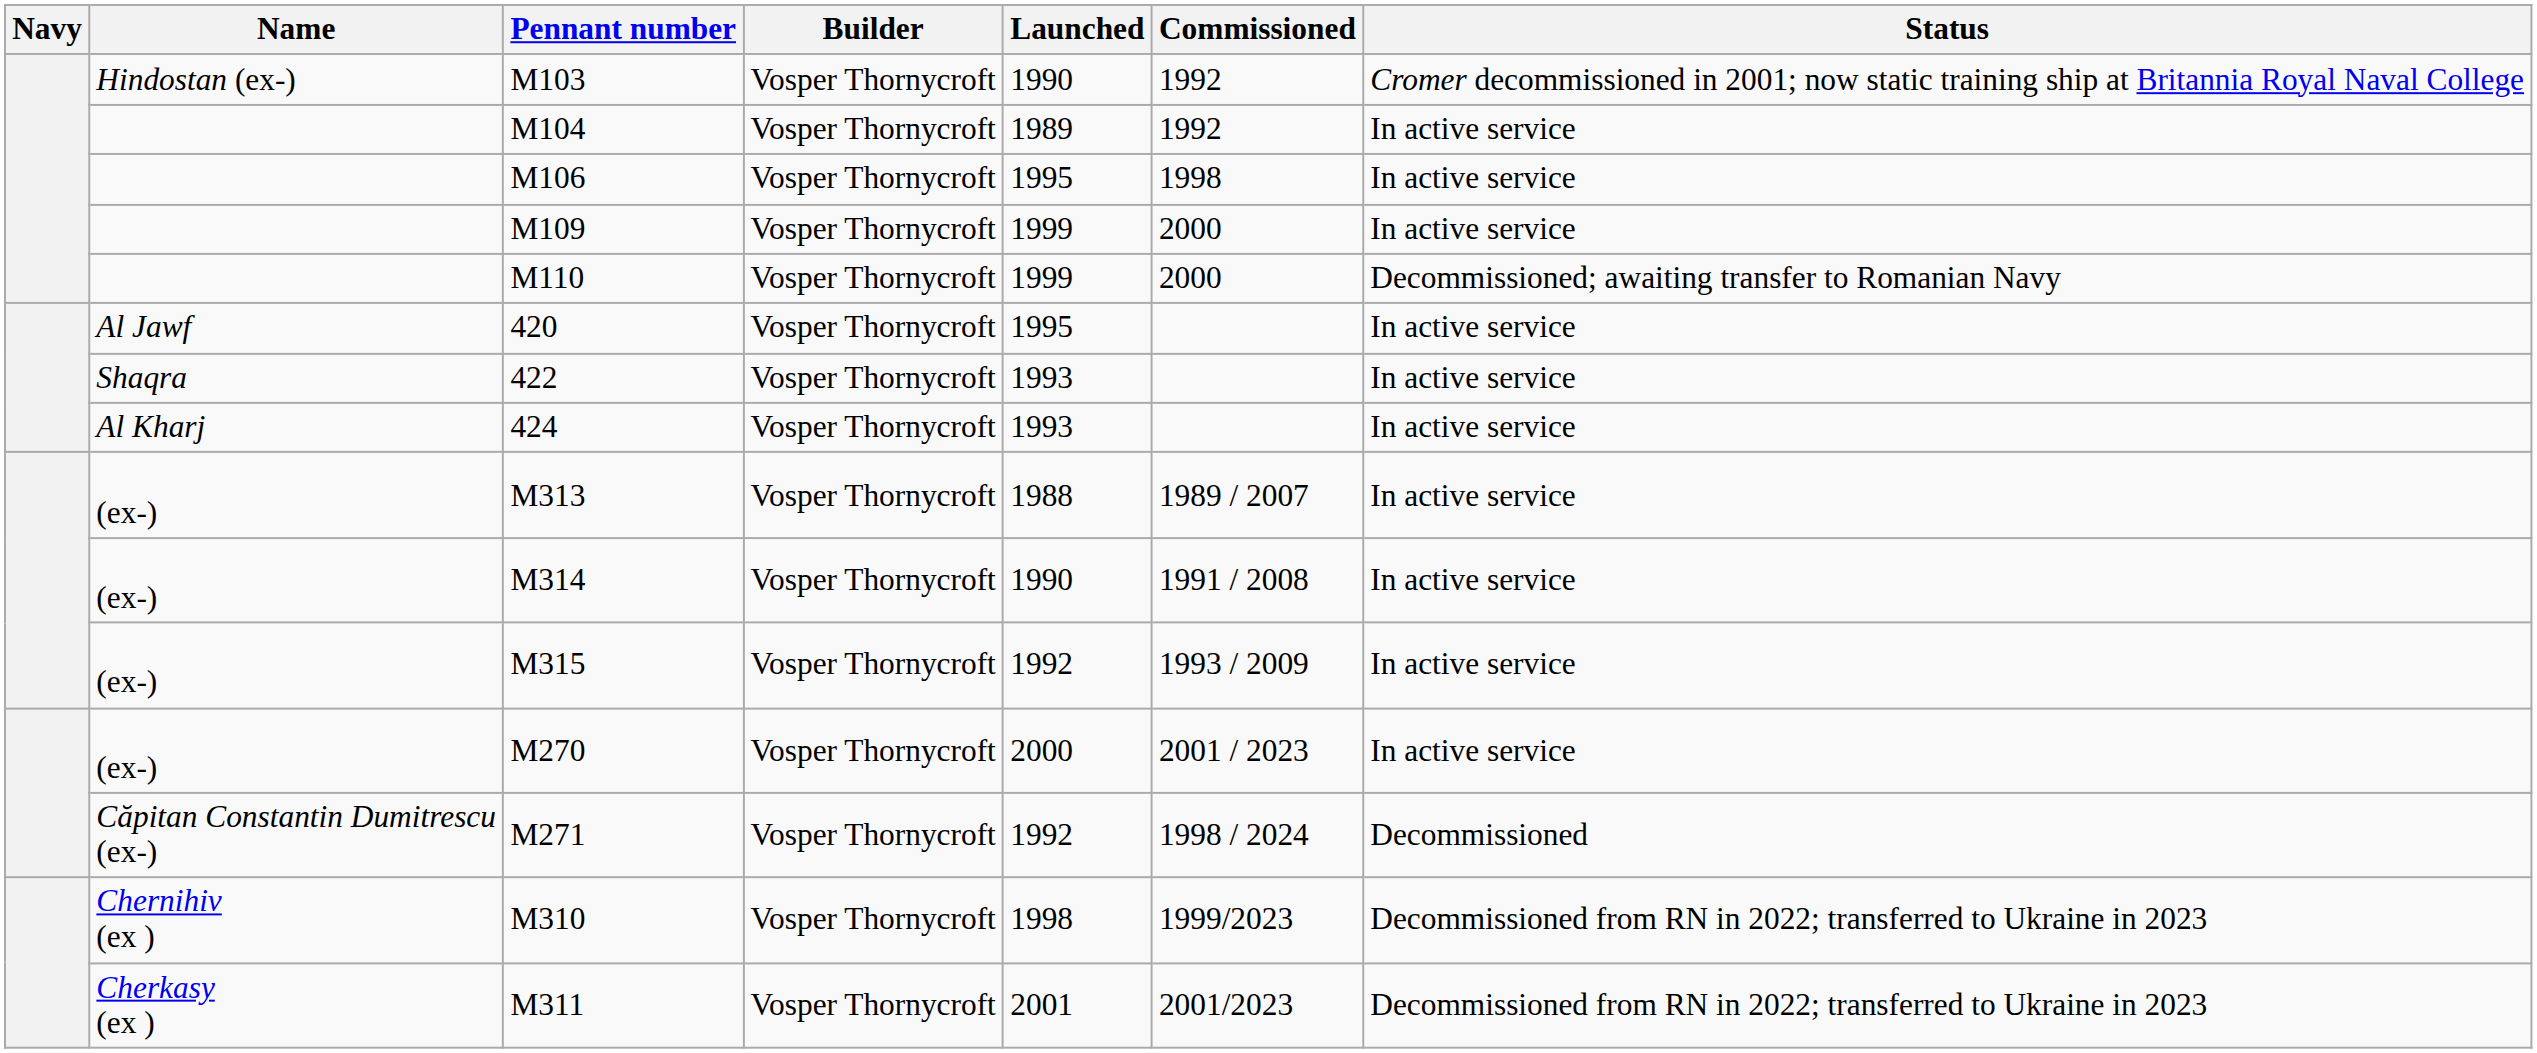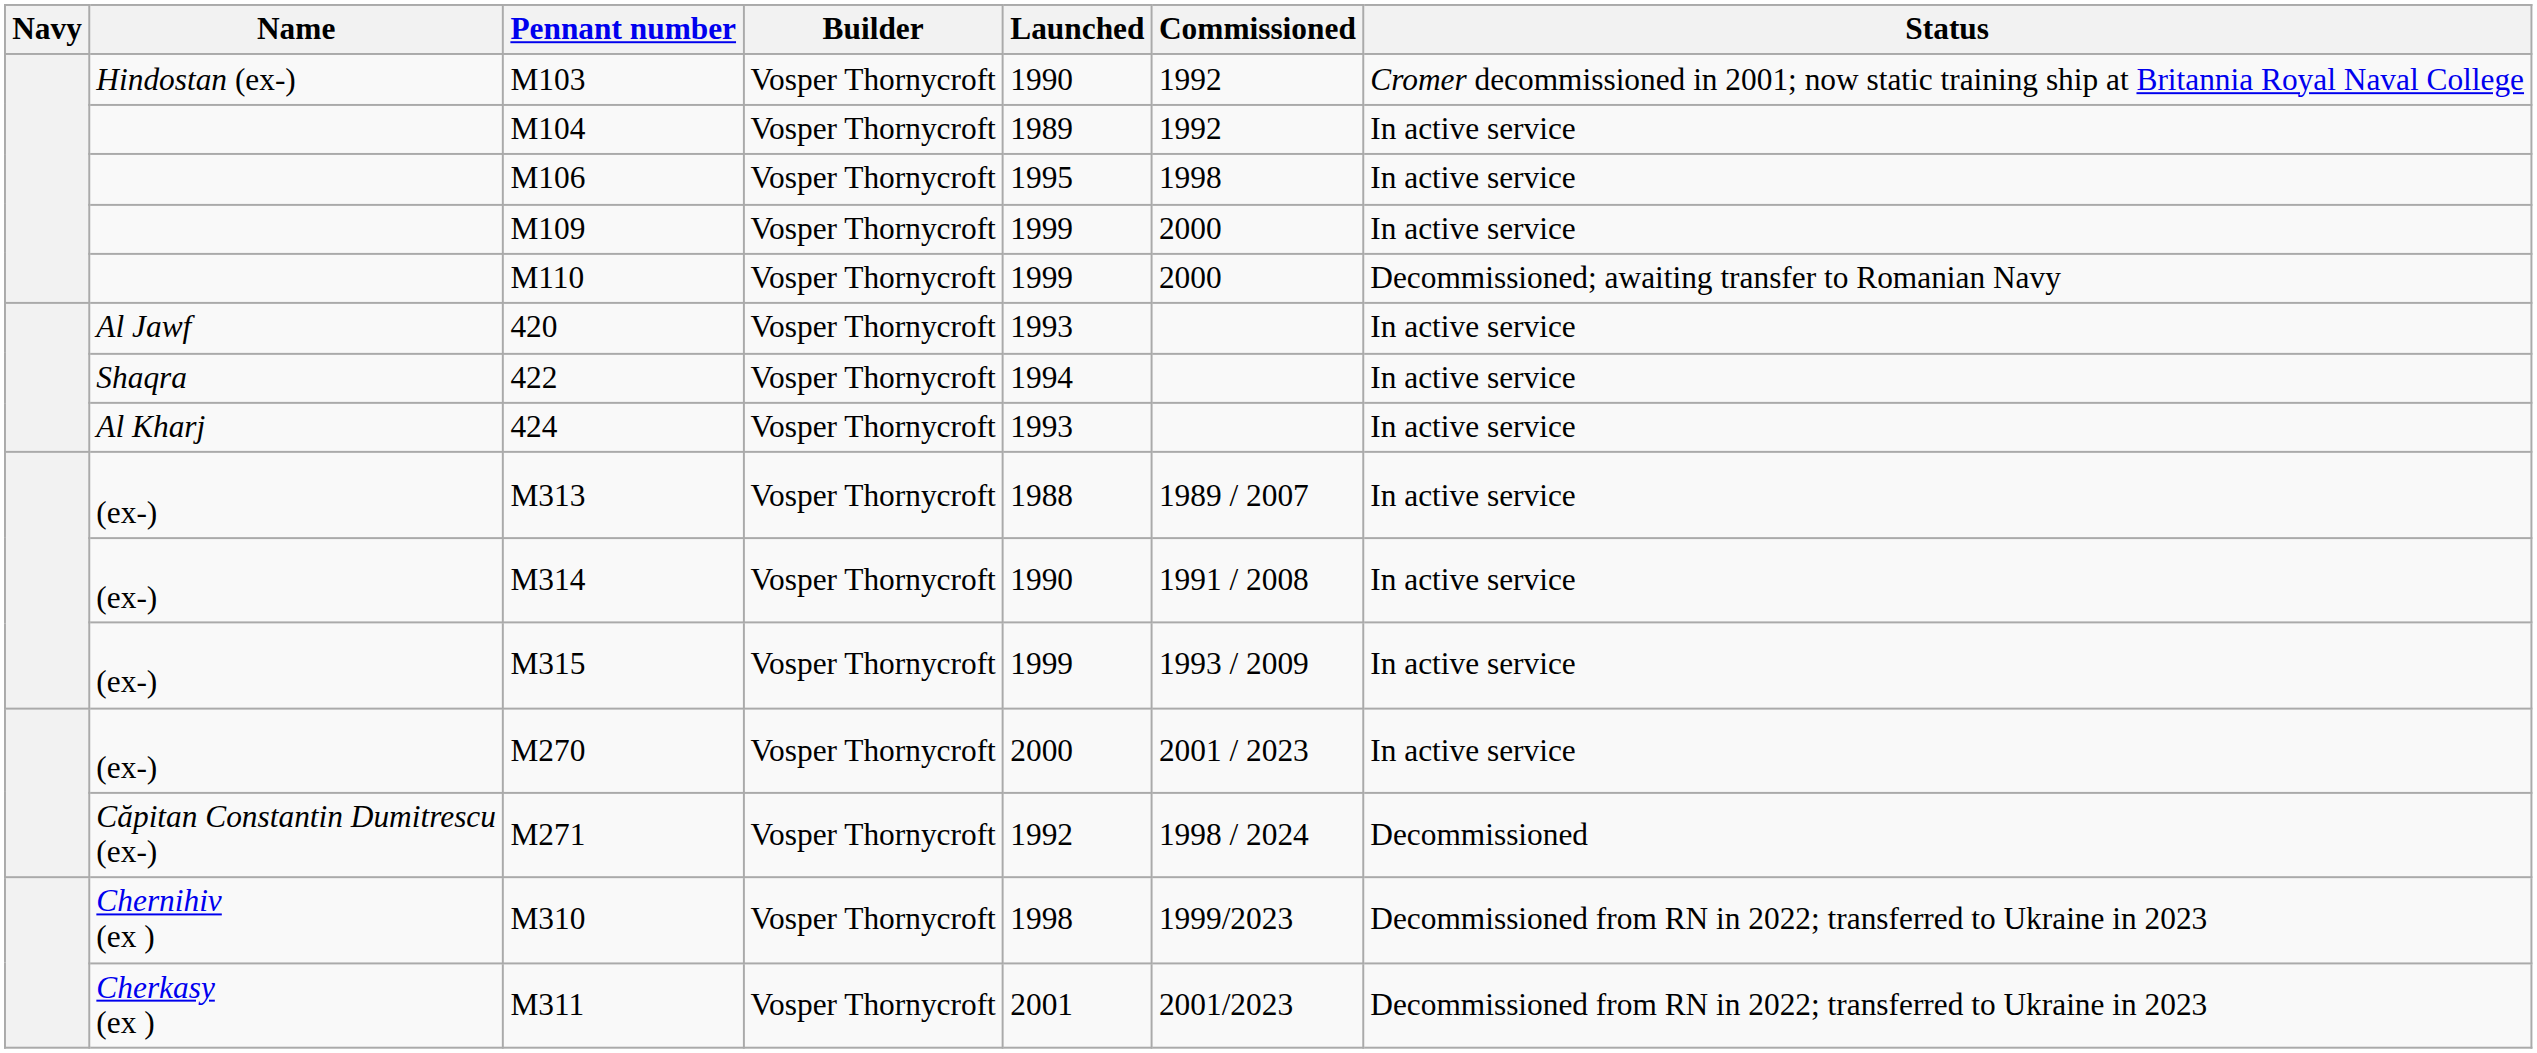(1042, 327) 1995 -> (1042, 327) 1993
(1042, 377) 1993 -> (1042, 377) 1994
(1042, 664) 1992 -> (1042, 664) 1999
